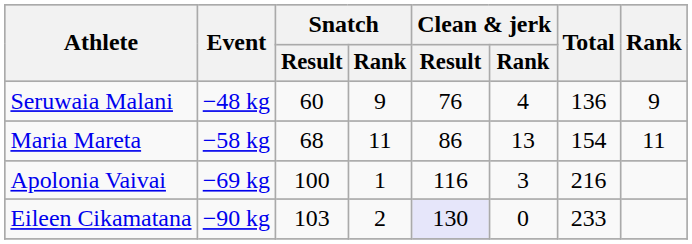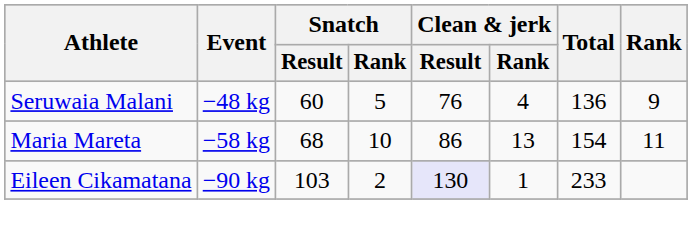(380, 101) 9 -> (380, 101) 5
(380, 140) 11 -> (380, 140) 10
- row: (88, 180)
(523, 219) 0 -> (523, 180) 1
